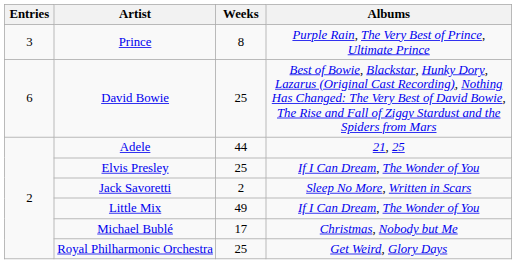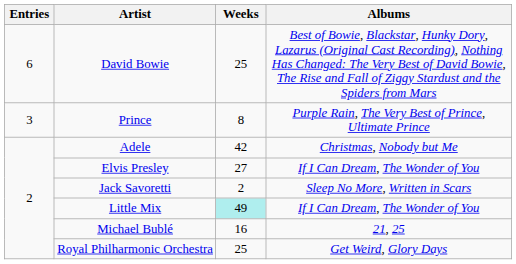rows swapped: (135, 98) <-> (135, 42)
(241, 147) 44 -> (241, 147) 42
(389, 147) 21, 25 -> (389, 147) Christmas, Nobody but Me
(241, 167) 25 -> (241, 167) 27
(241, 208) no background -> (241, 208) paleturquoise background
(241, 228) 17 -> (241, 228) 16
(389, 228) Christmas, Nobody but Me -> (389, 228) 21, 25
